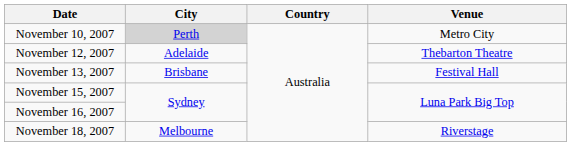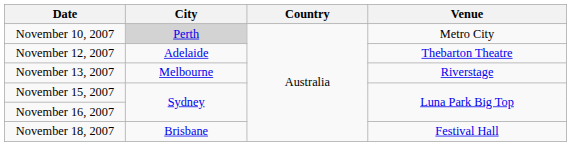(186, 72) Brisbane -> (186, 72) Melbourne
(467, 72) Festival Hall -> (467, 72) Riverstage
(186, 131) Melbourne -> (186, 131) Brisbane
(467, 131) Riverstage -> (467, 131) Festival Hall
